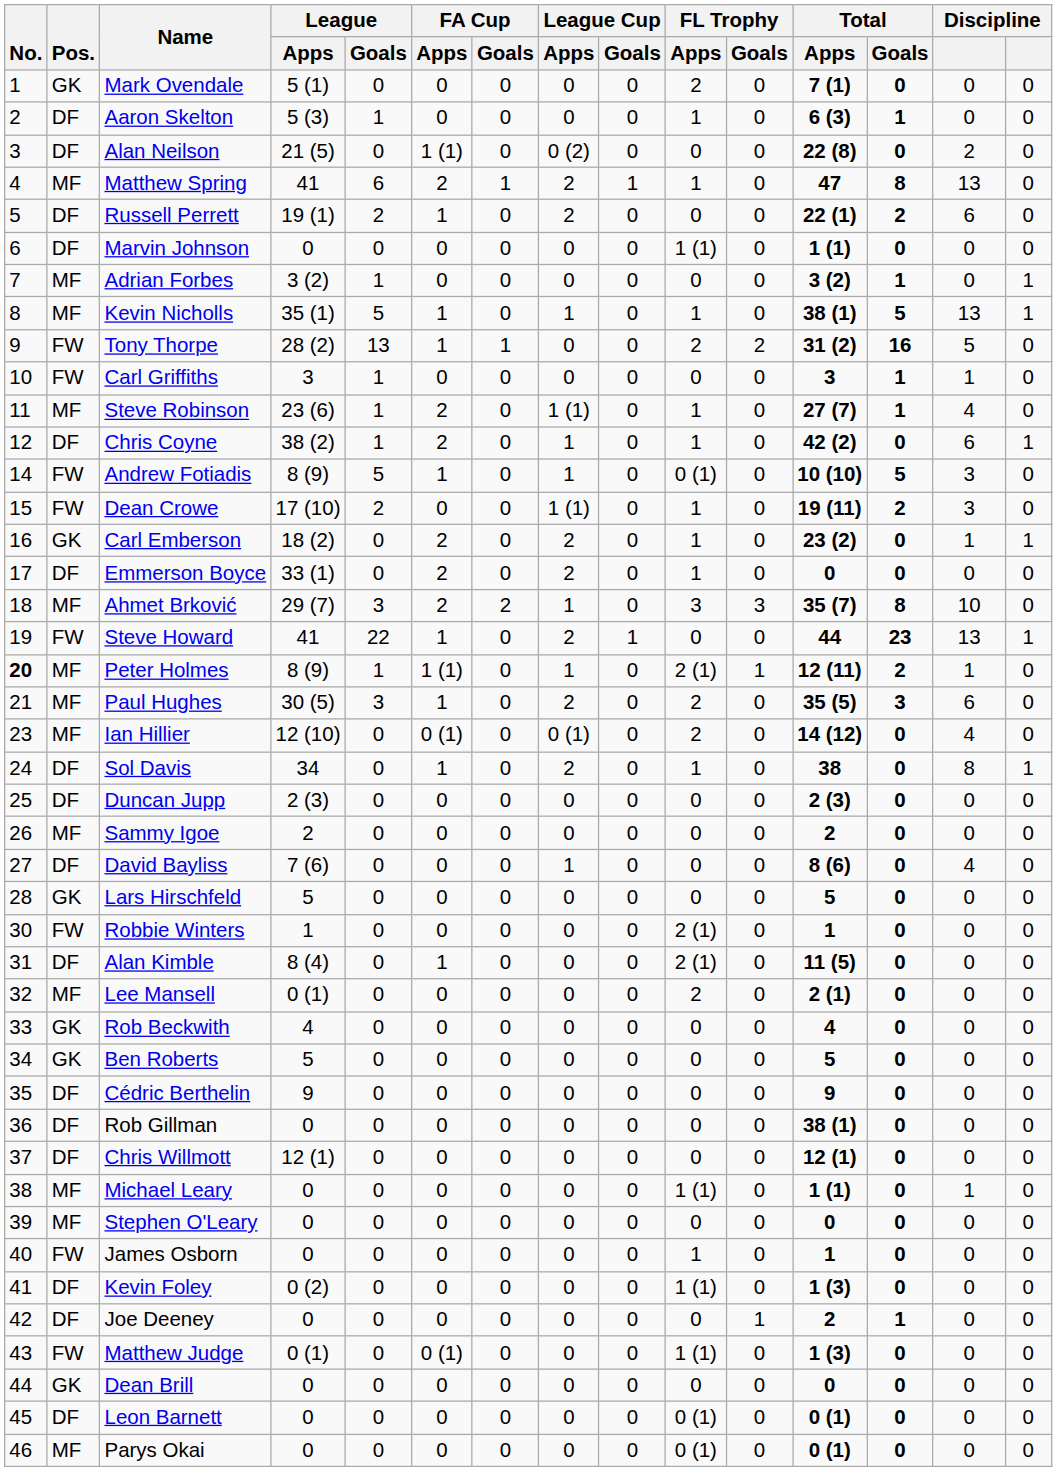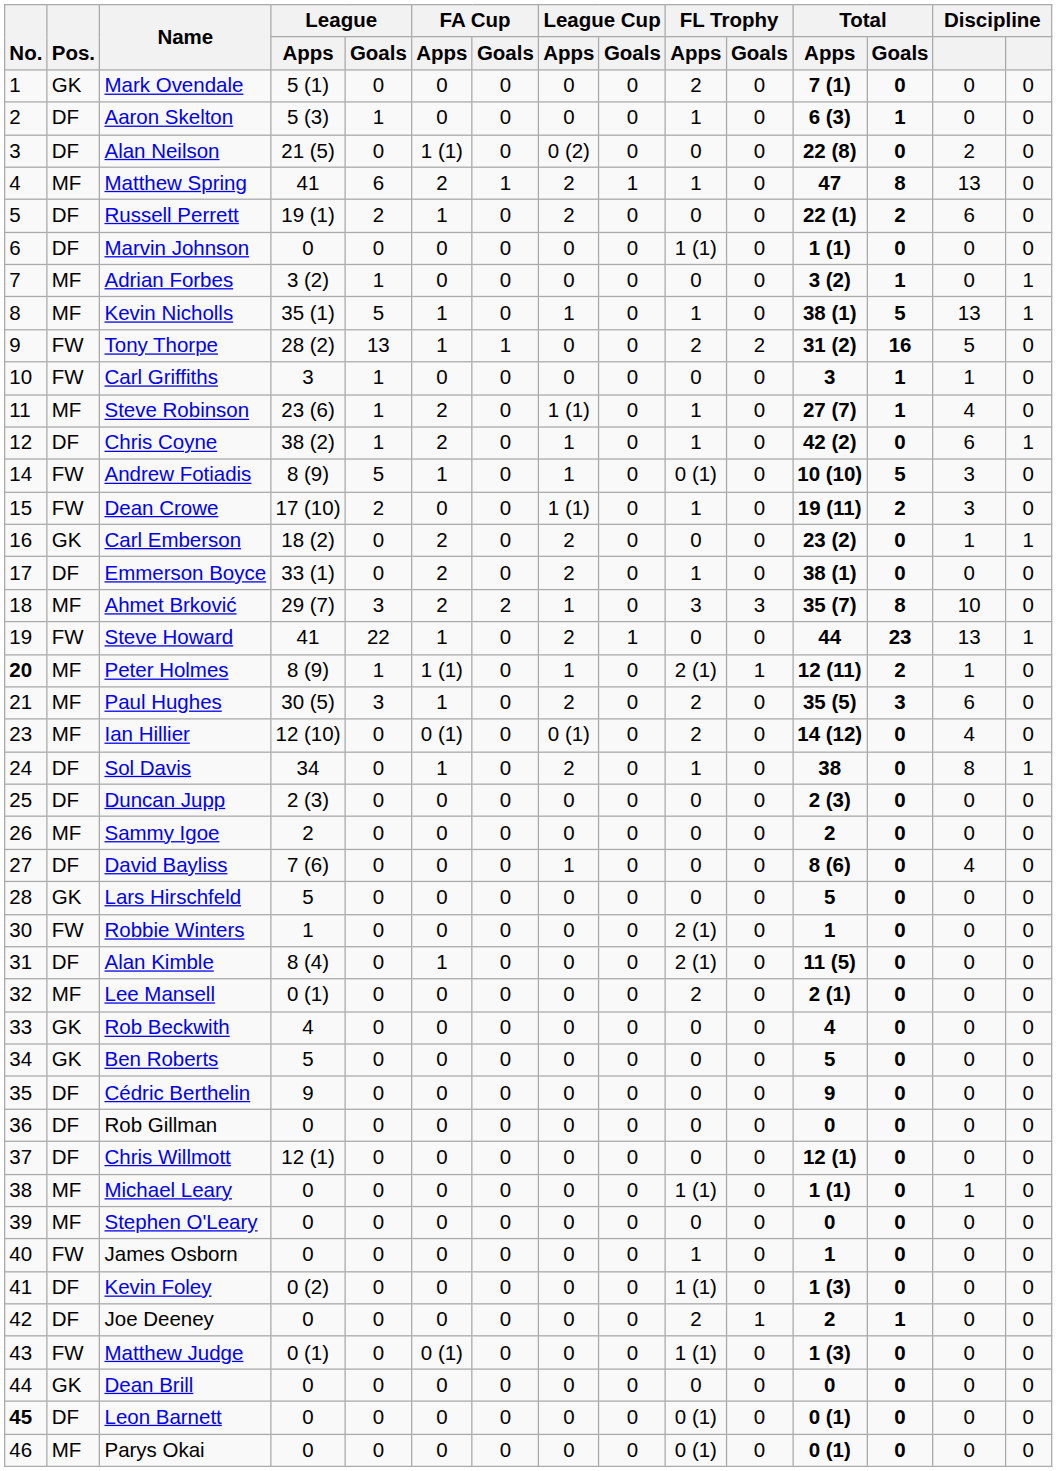(696, 540) 1 -> (696, 540) 0
(830, 572) 0 -> (830, 572) 38 (1)
(830, 1125) 38 (1) -> (830, 1125) 0
(696, 1319) 0 -> (696, 1319) 2
(21, 1417) normal -> (21, 1417) bold
